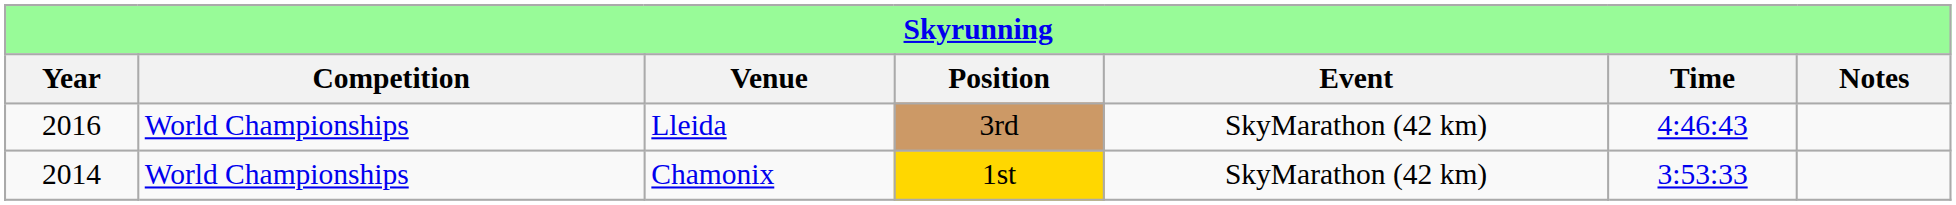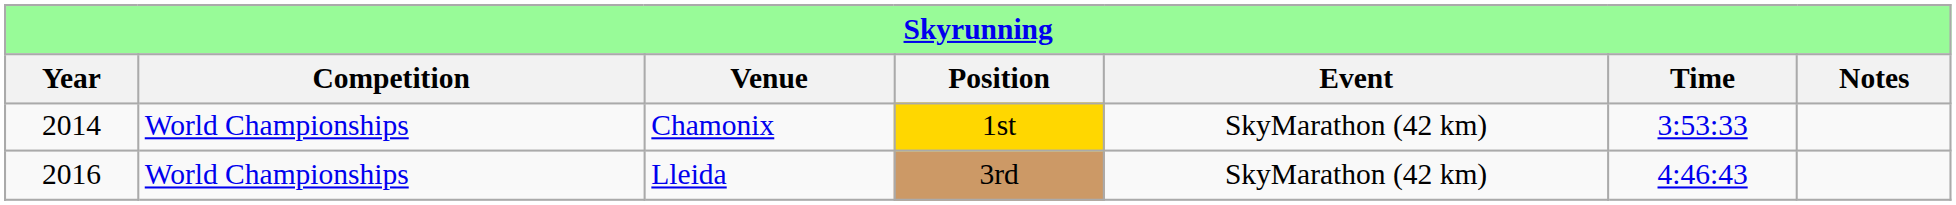rows swapped: (713, 175) <-> (689, 126)
